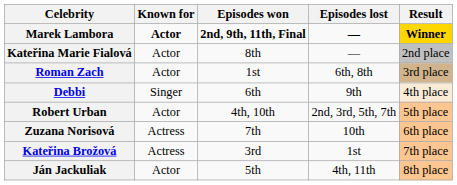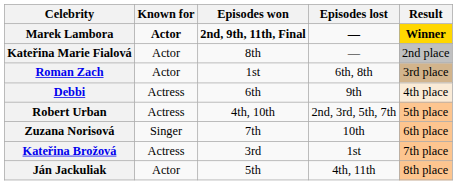(166, 92) Singer -> (166, 92) Actress
(166, 111) Actor -> (166, 111) Actress
(166, 131) Actress -> (166, 131) Singer
